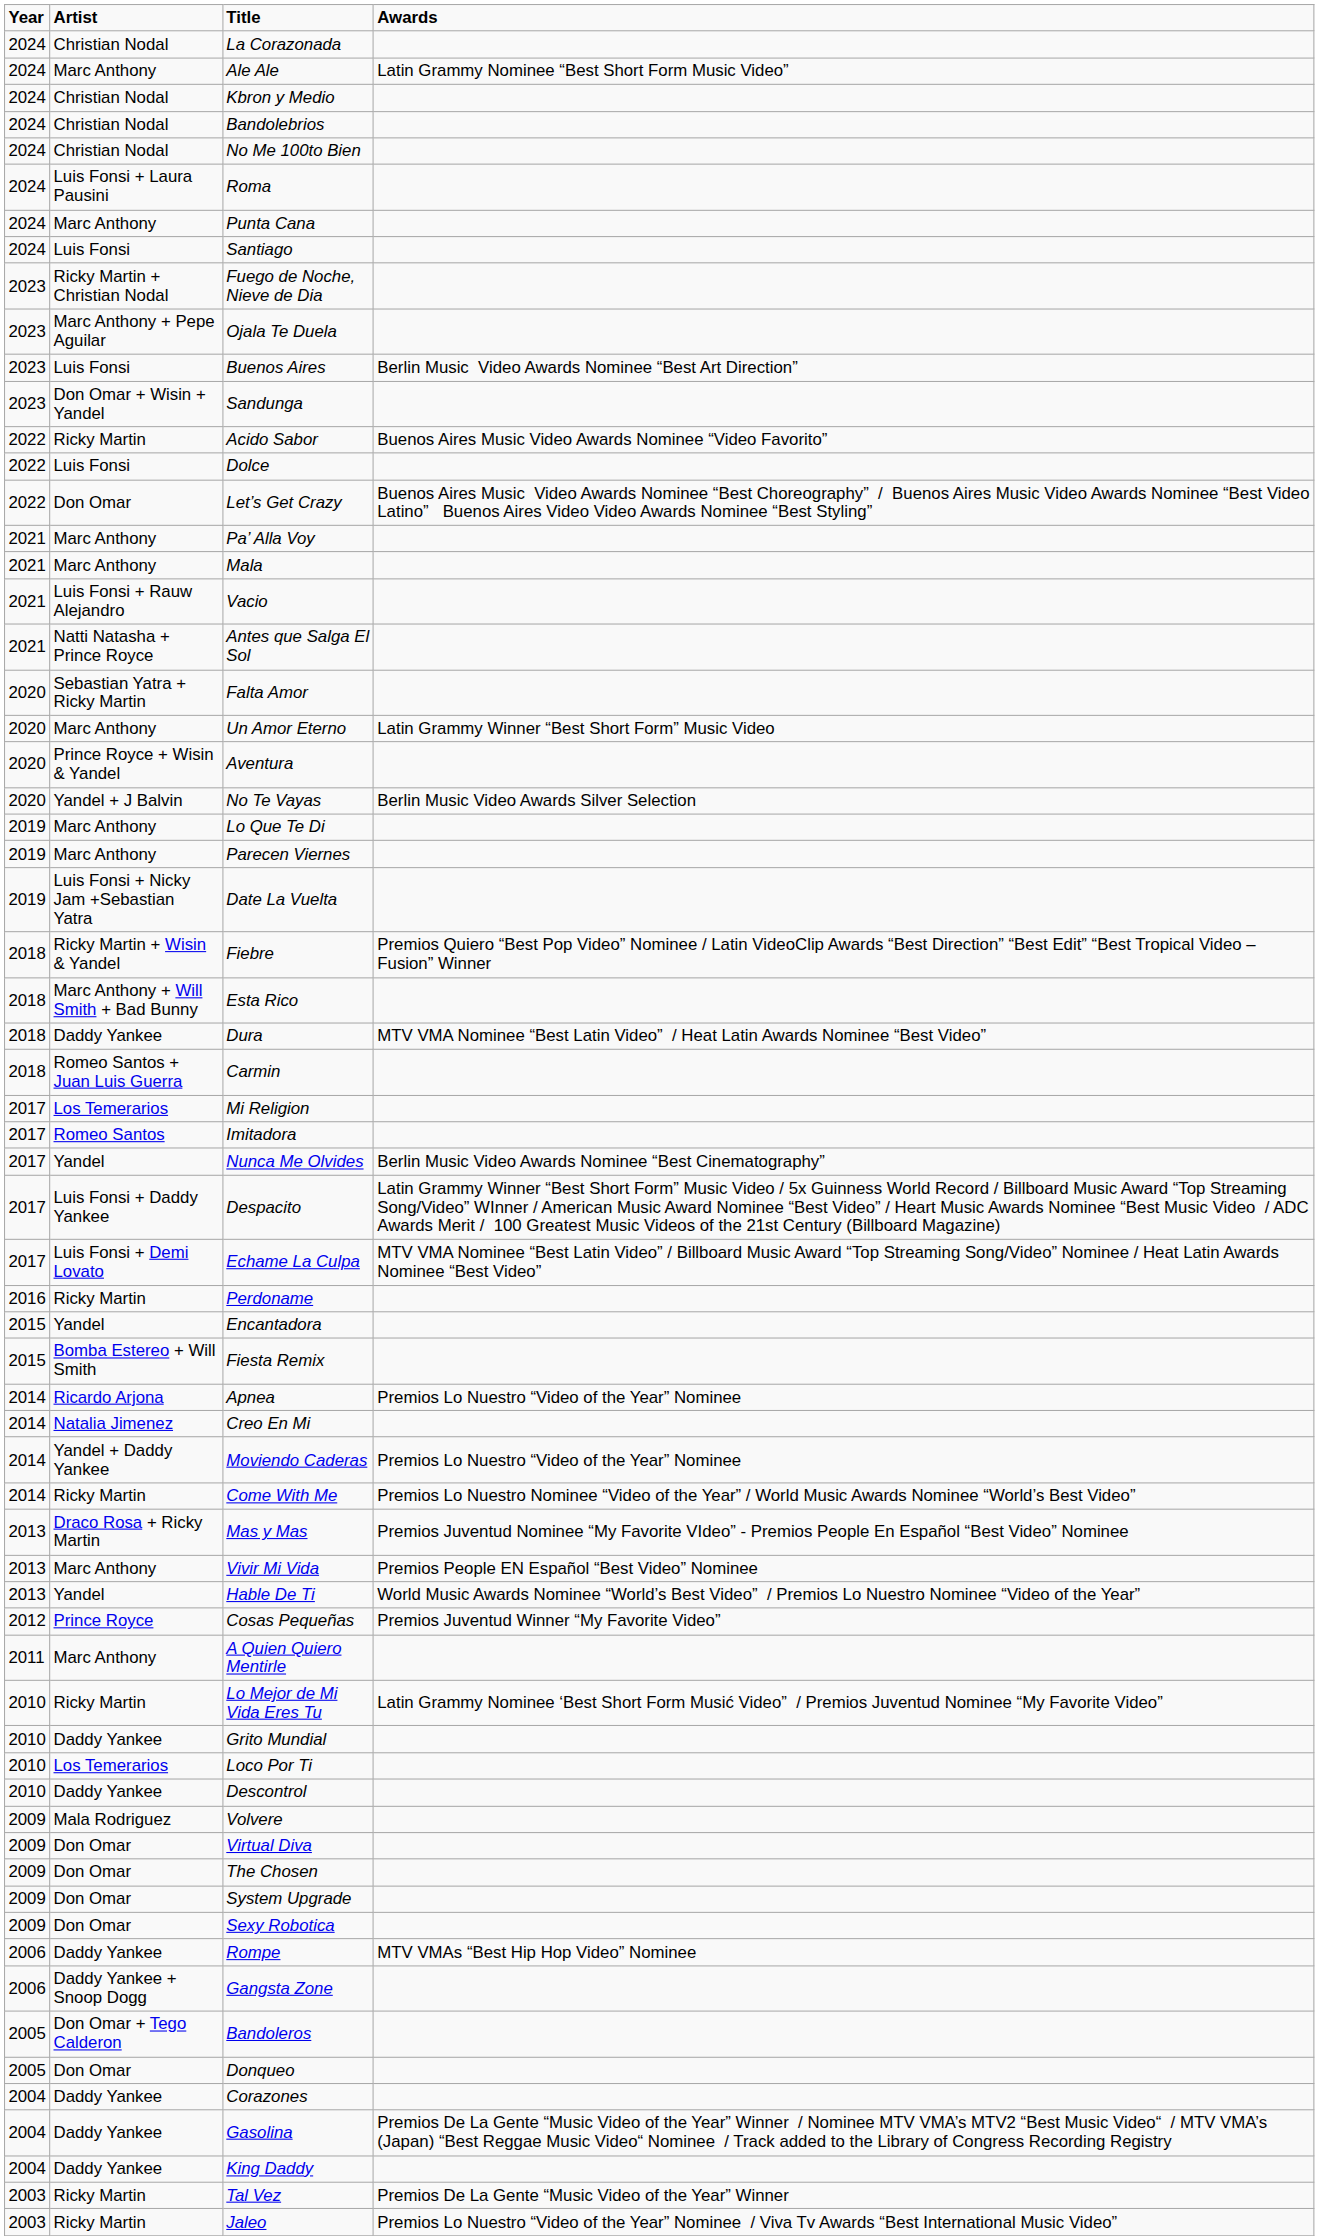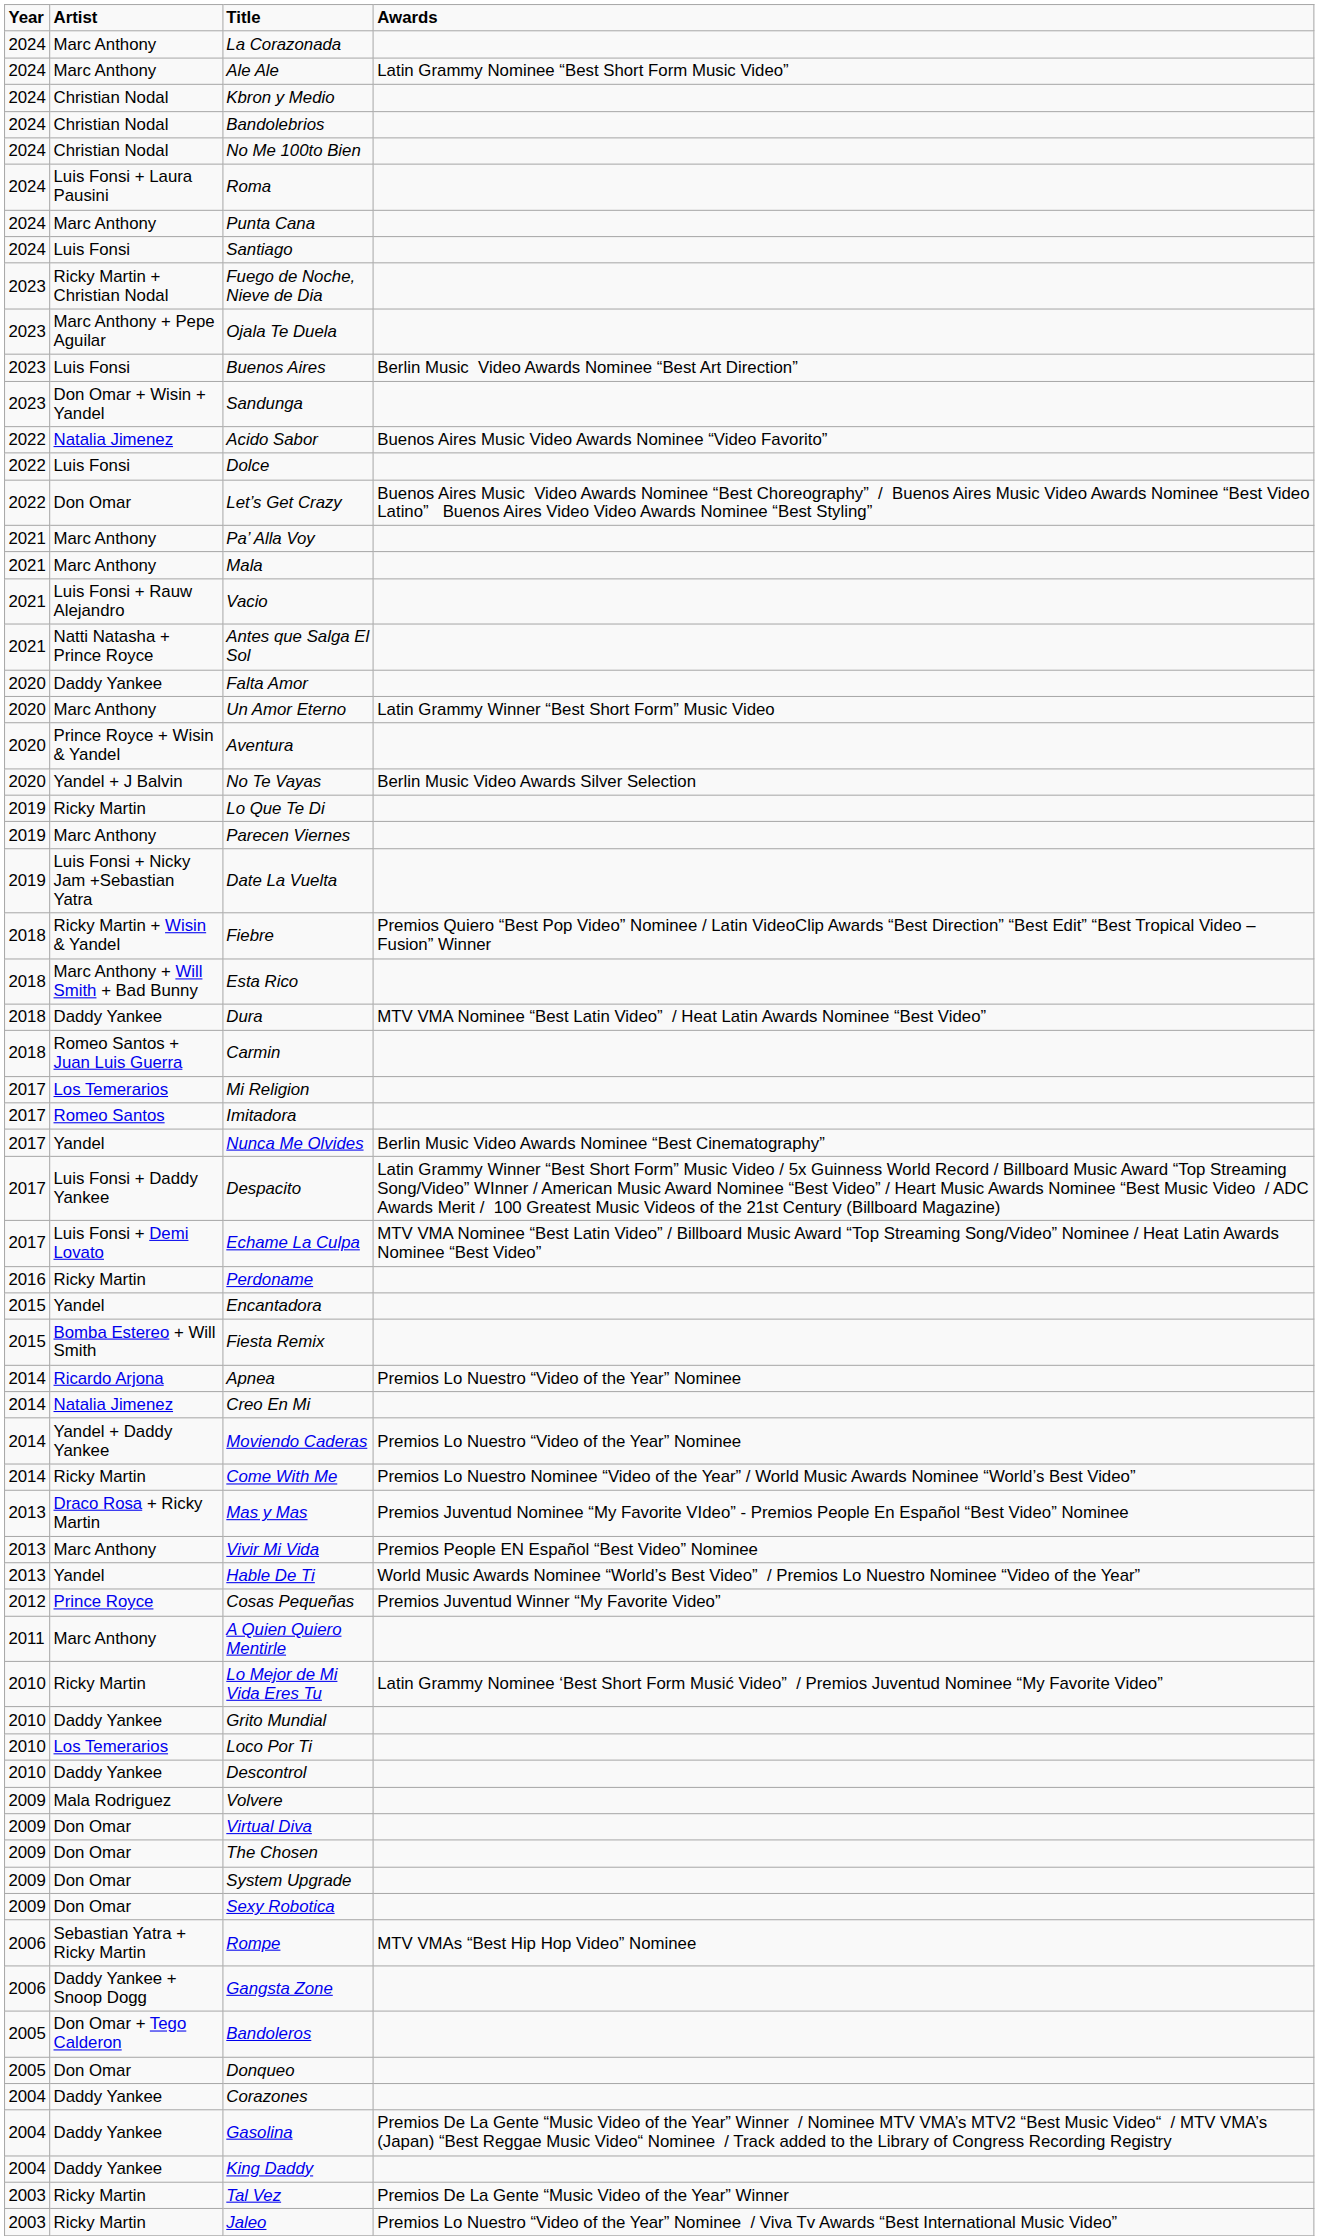(111, 44) Christian Nodal -> (105, 44) Marc Anthony
(100, 439) Ricky Martin -> (113, 439) Natalia Jimenez
(120, 692) Sebastian Yatra + Ricky Martin -> (108, 682) Daddy Yankee
(105, 827) Marc Anthony -> (100, 808) Ricky Martin
(108, 1952) Daddy Yankee -> (120, 1942) Sebastian Yatra + Ricky Martin
